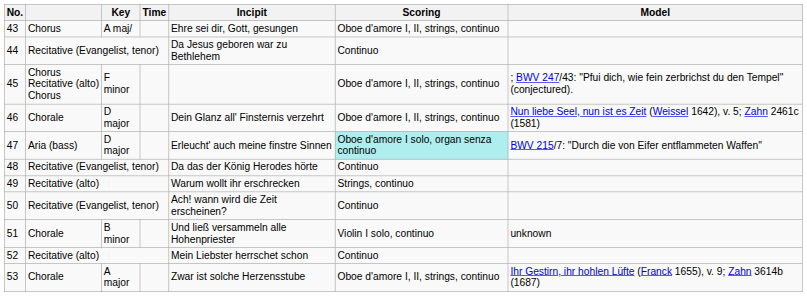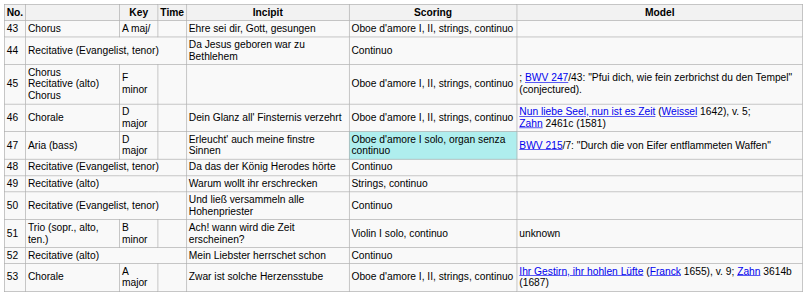(224, 205) Ach! wann wird die Zeit erscheinen? -> (247, 205) Und ließ versammeln alle Hohenpriester
(46, 233) Chorale -> (63, 233) Trio (sopr., alto, ten.)
(229, 233) Und ließ versammeln alle Hohenpriester -> (242, 233) Ach! wann wird die Zeit erscheinen?
